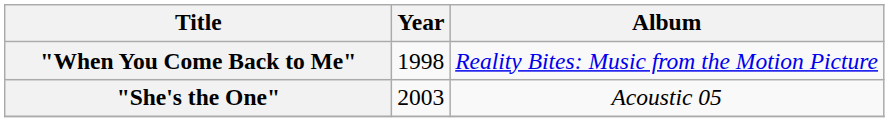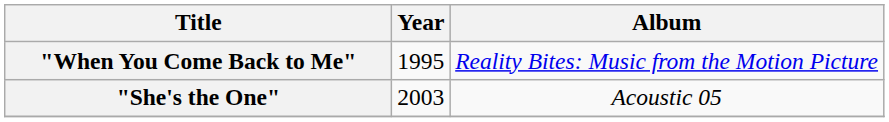(421, 60) 1998 -> (421, 60) 1995
